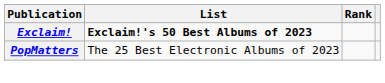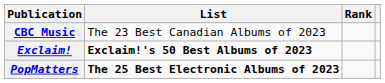+ row: (45, 32)
(213, 51) normal -> (213, 69) bold
